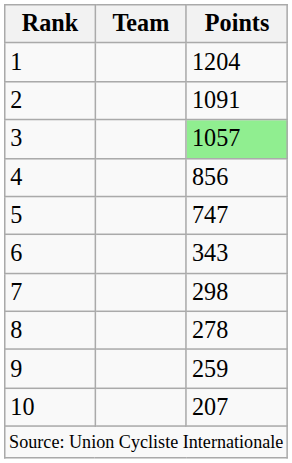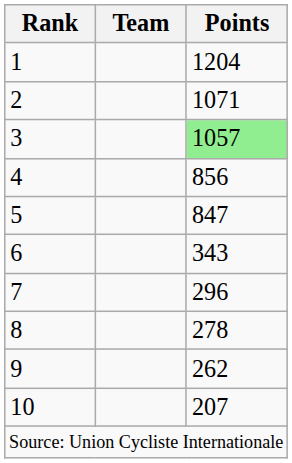(216, 100) 1091 -> (216, 100) 1071
(210, 215) 747 -> (210, 215) 847
(210, 291) 298 -> (210, 291) 296
(210, 368) 259 -> (210, 368) 262
